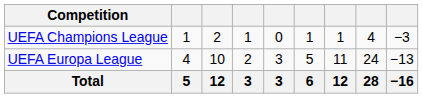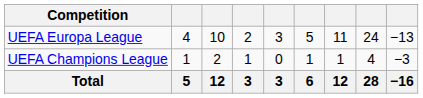rows swapped: (75, 59) <-> (88, 37)
